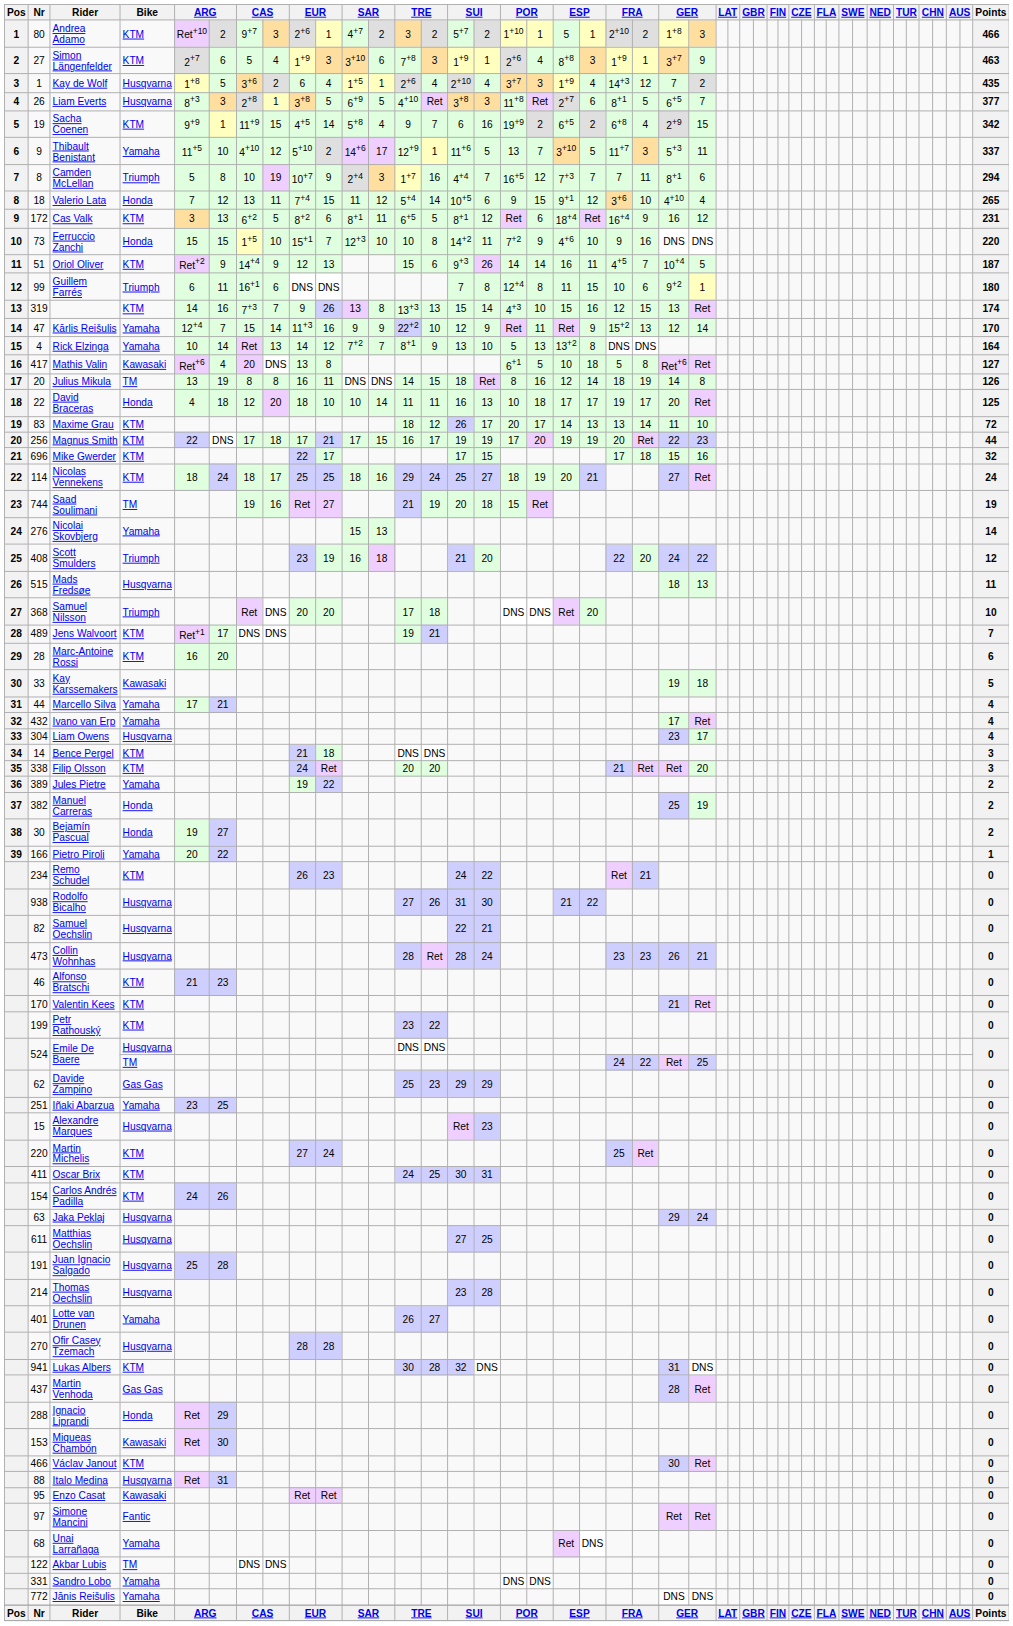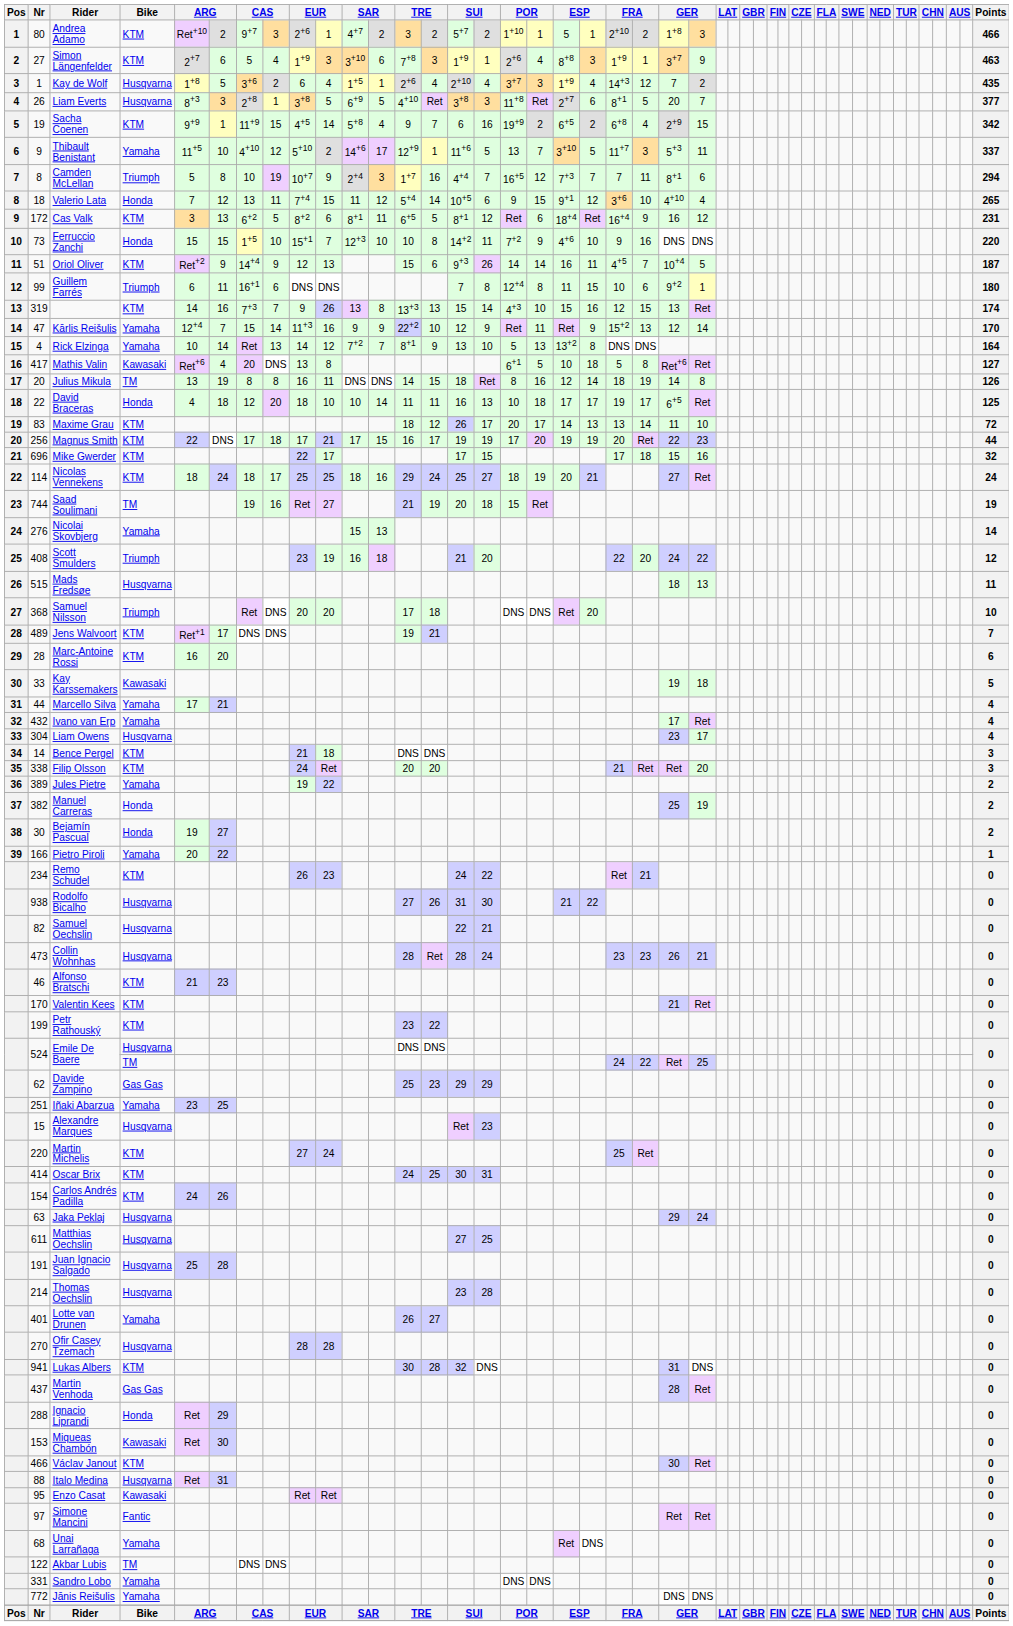(674, 102) 6+5 -> (674, 102) 20
(674, 403) 20 -> (674, 403) 6+5
(39, 1175) 411 -> (39, 1175) 414
